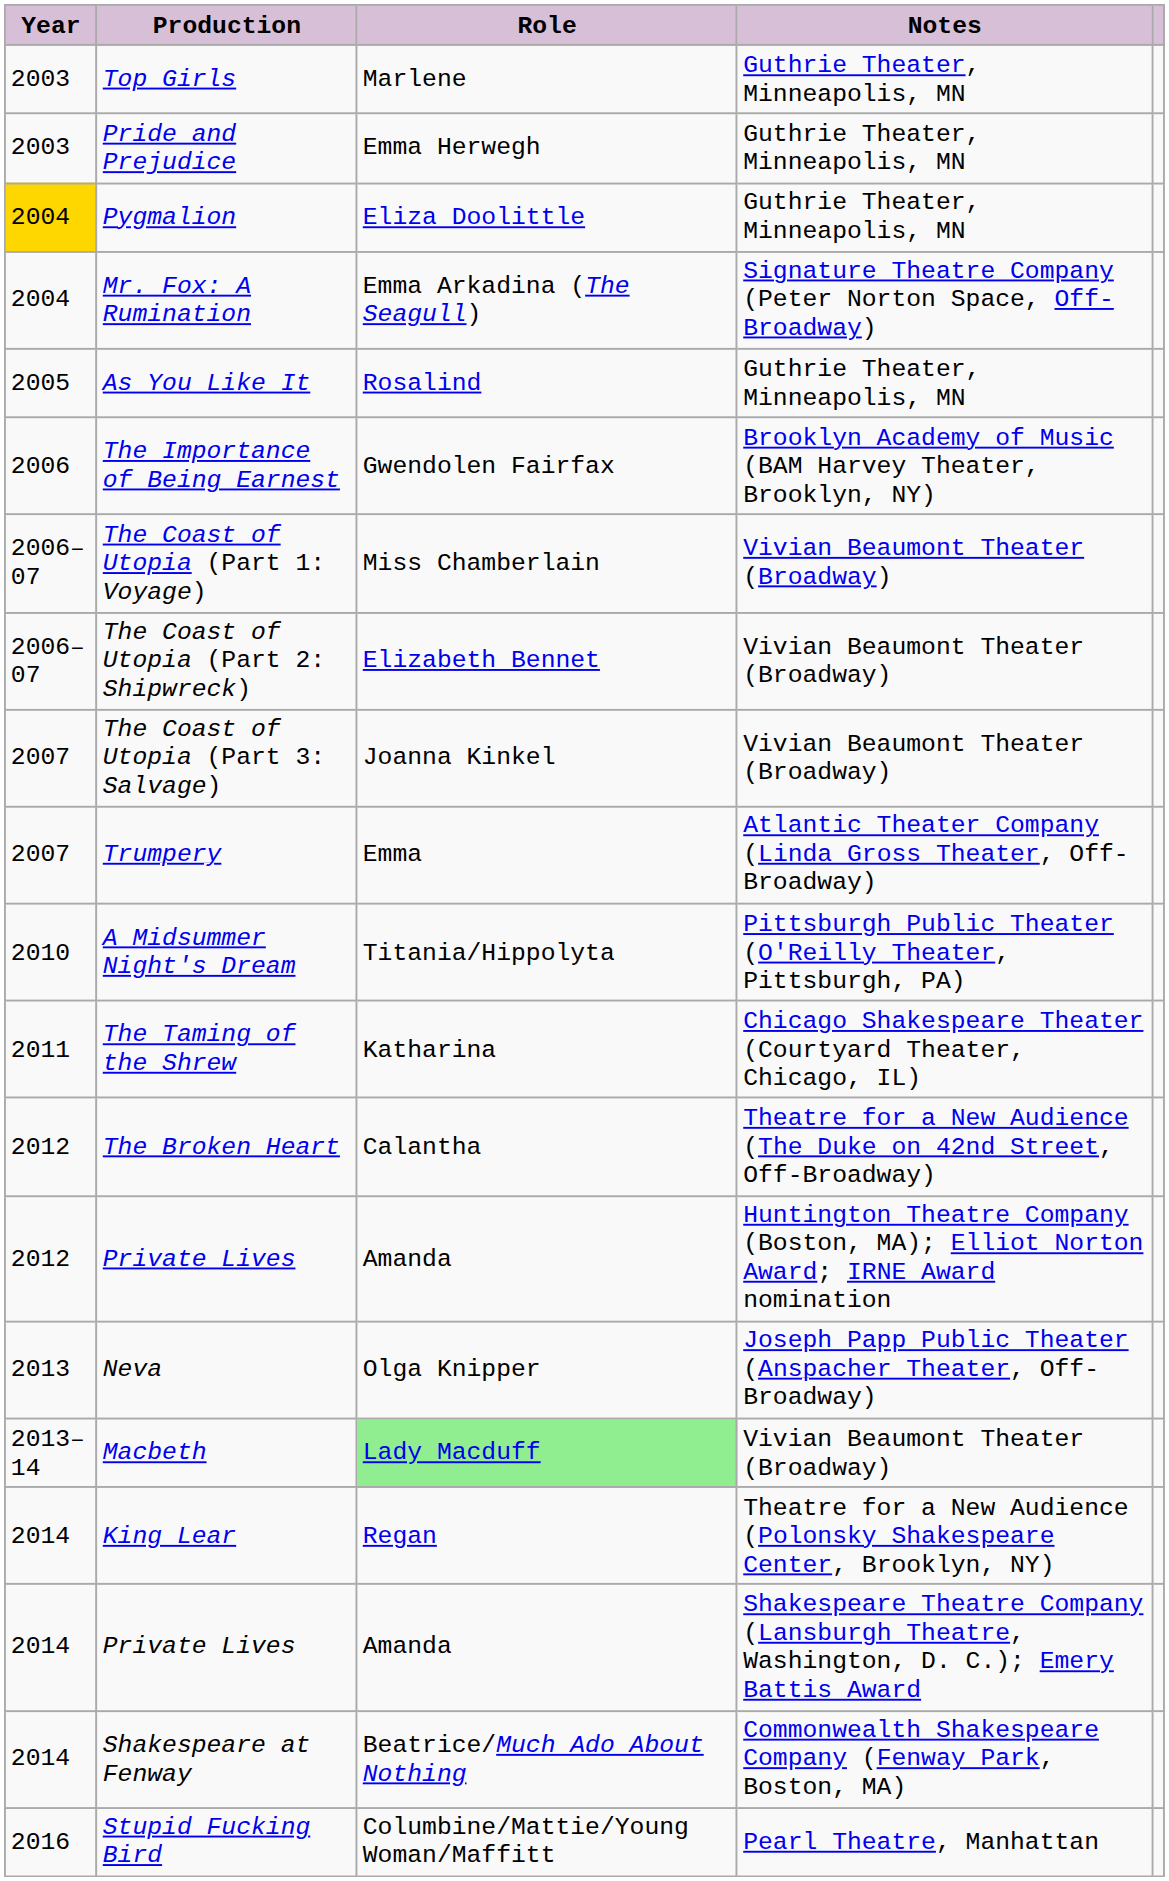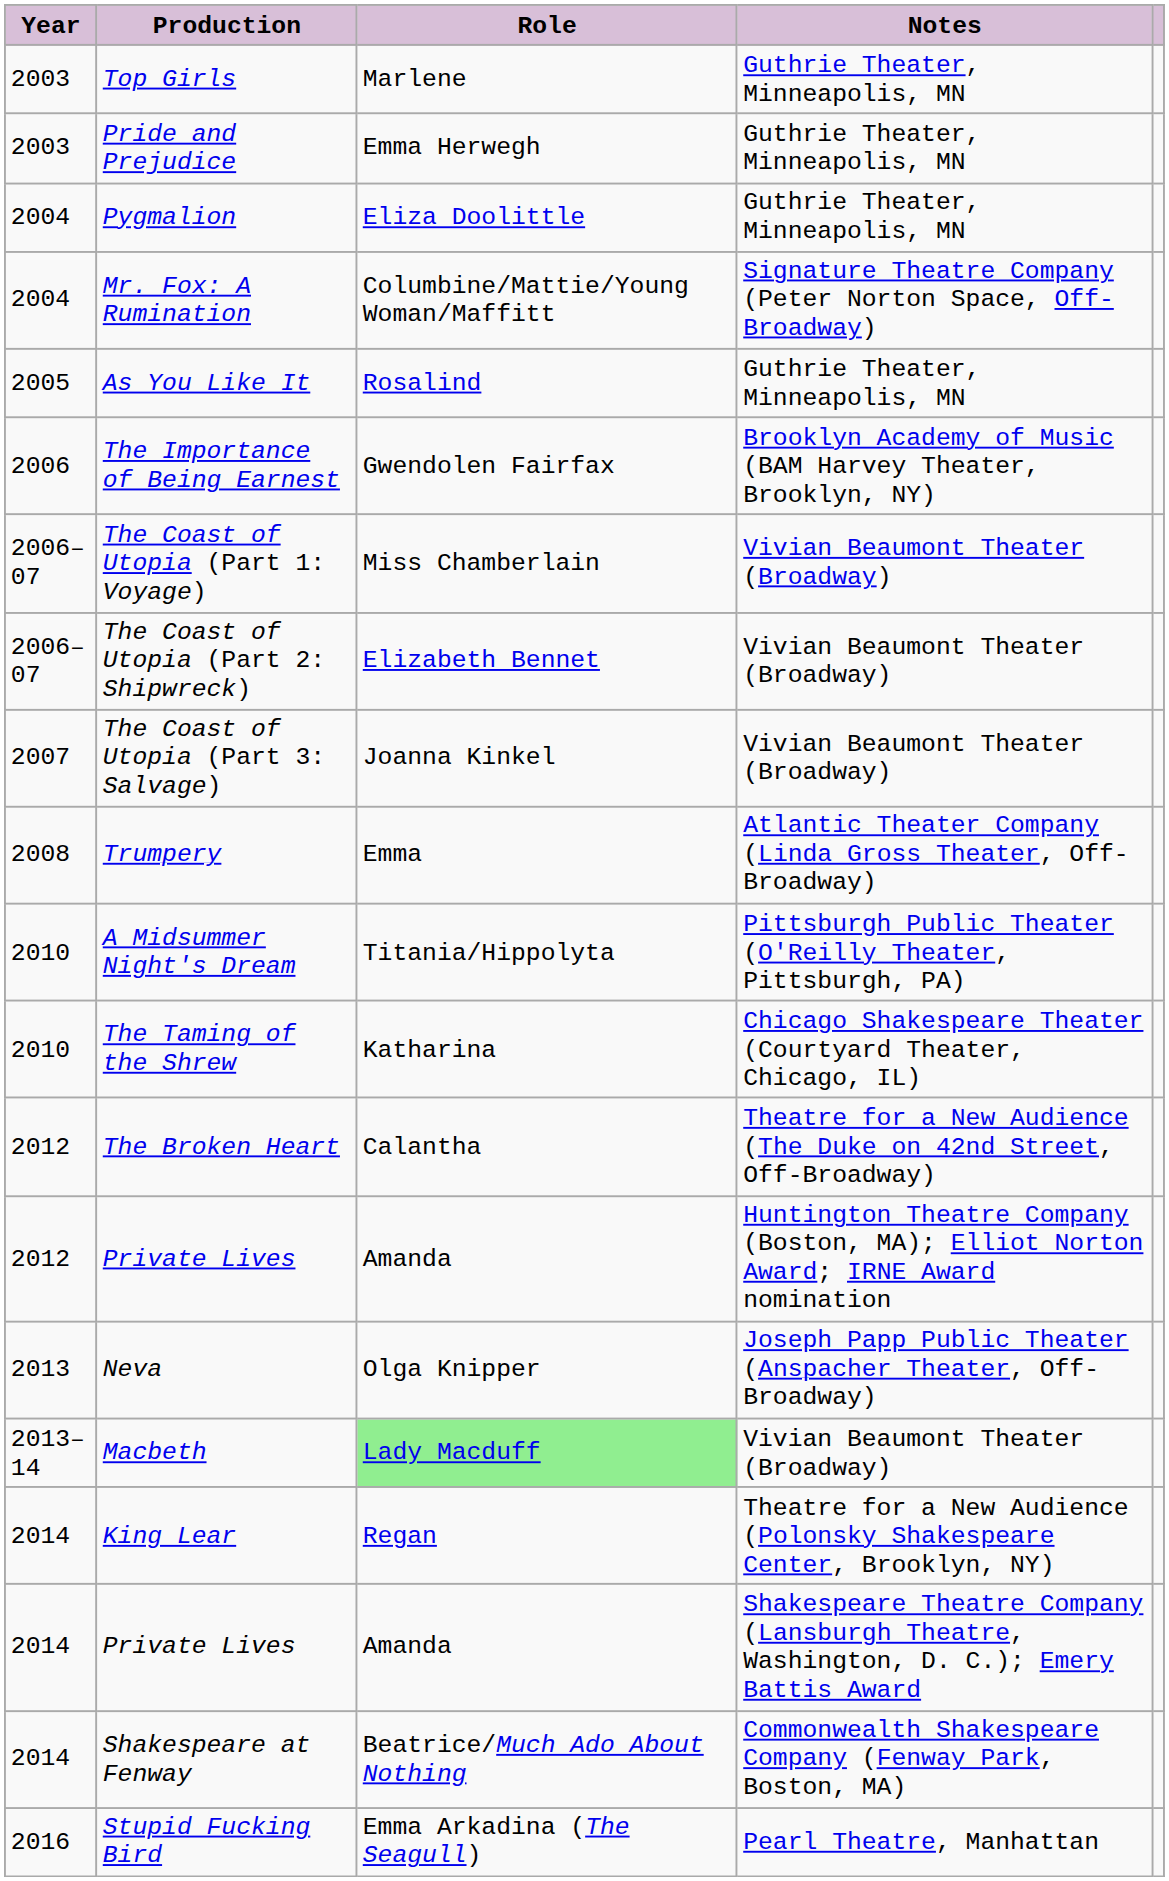(40, 217) gold background -> (40, 217) no background
(496, 300) Emma Arkadina (The Seagull) -> (526, 300) Columbine/Mattie/Young Woman/Maffitt
(40, 855) 2007 -> (40, 855) 2008
(40, 1050) 2011 -> (40, 1050) 2010
(526, 1842) Columbine/Mattie/Young Woman/Maffitt -> (496, 1842) Emma Arkadina (The Seagull)
